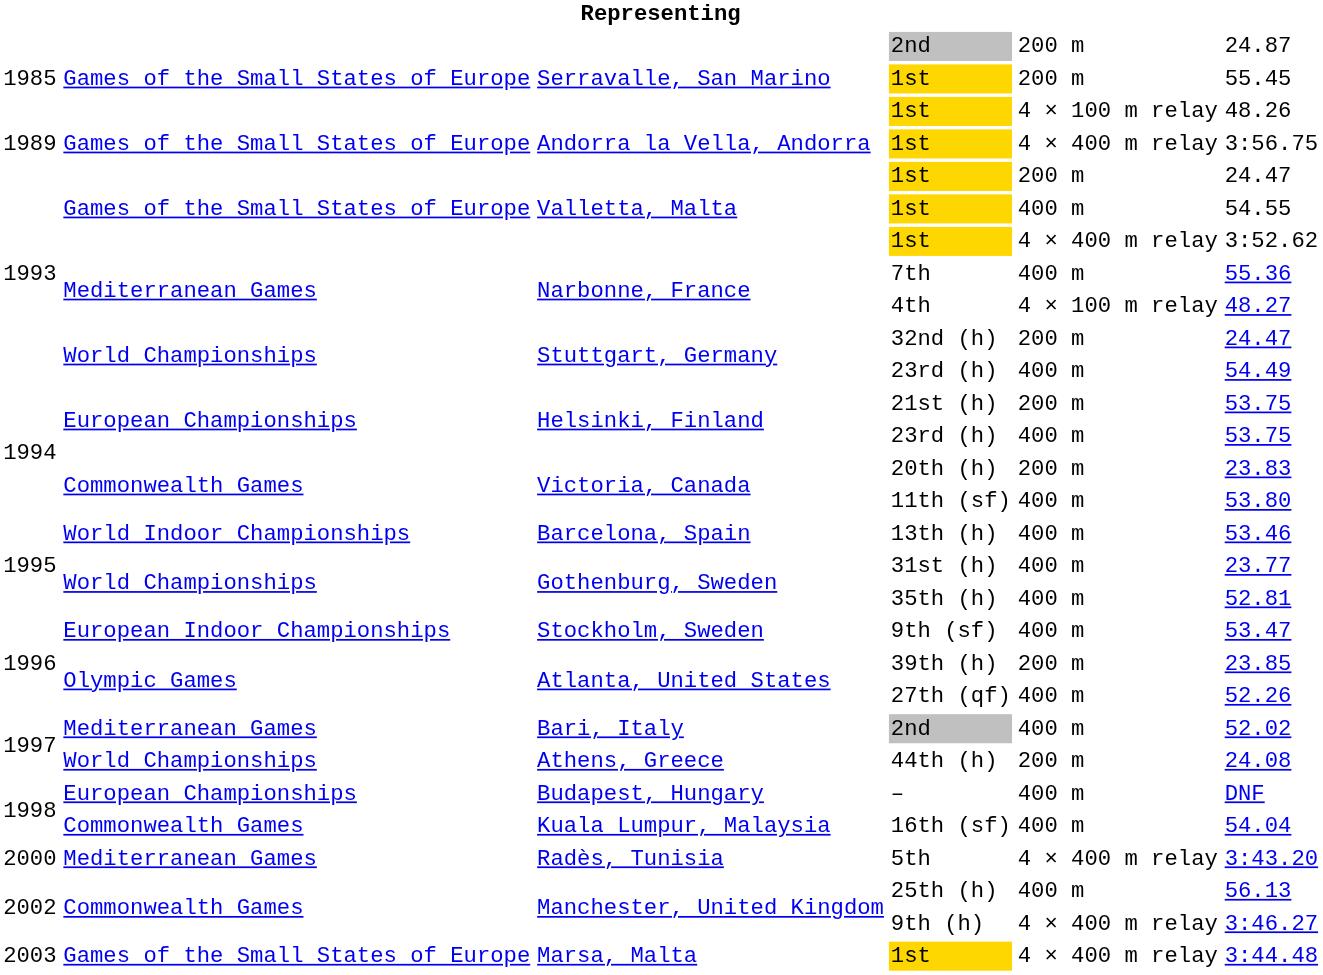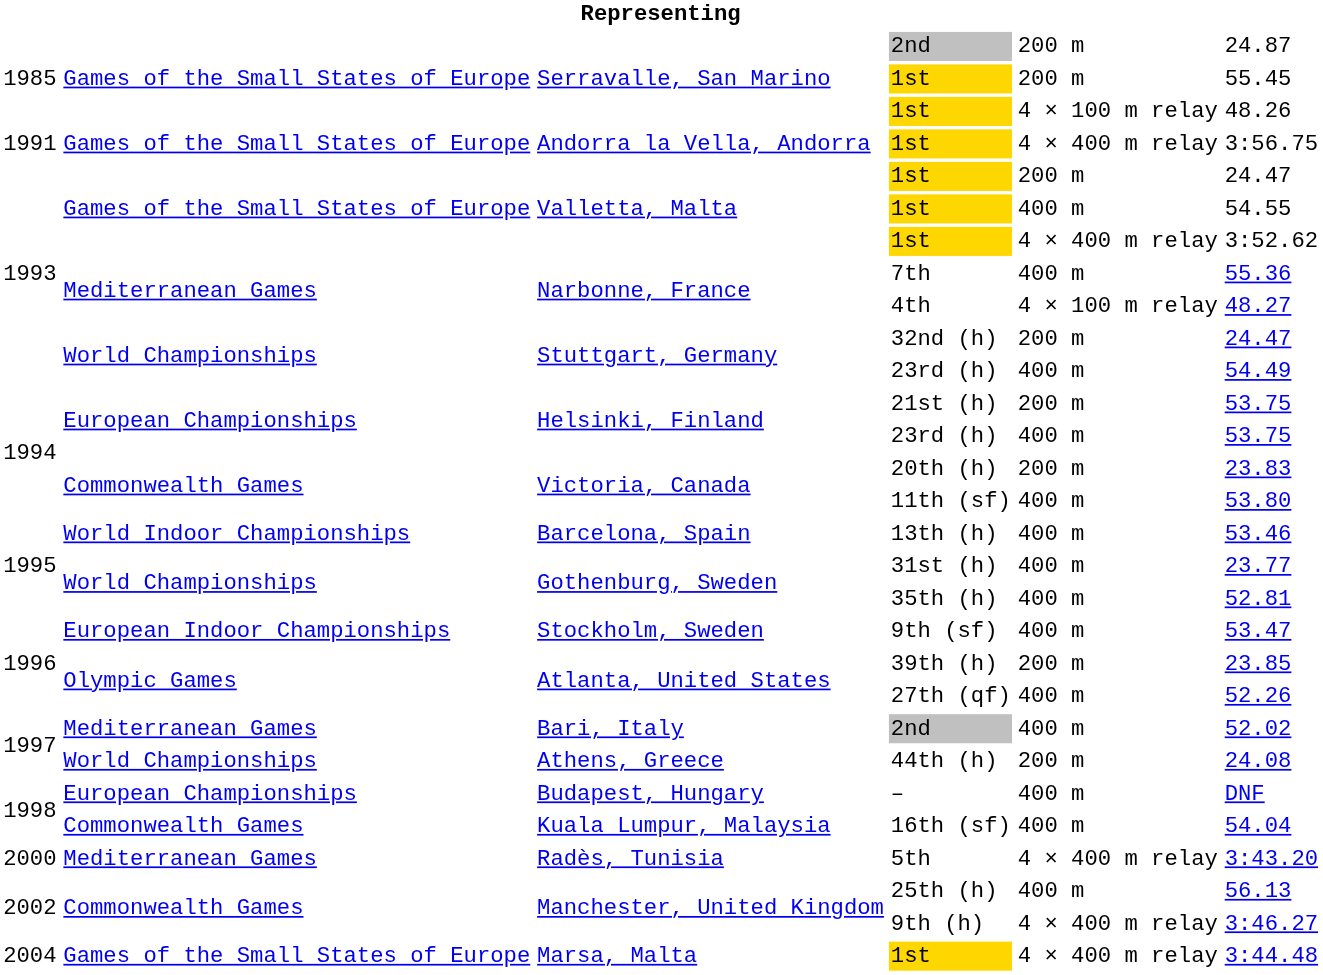(30, 144) 1989 -> (30, 144) 1991
(30, 956) 2003 -> (30, 956) 2004
